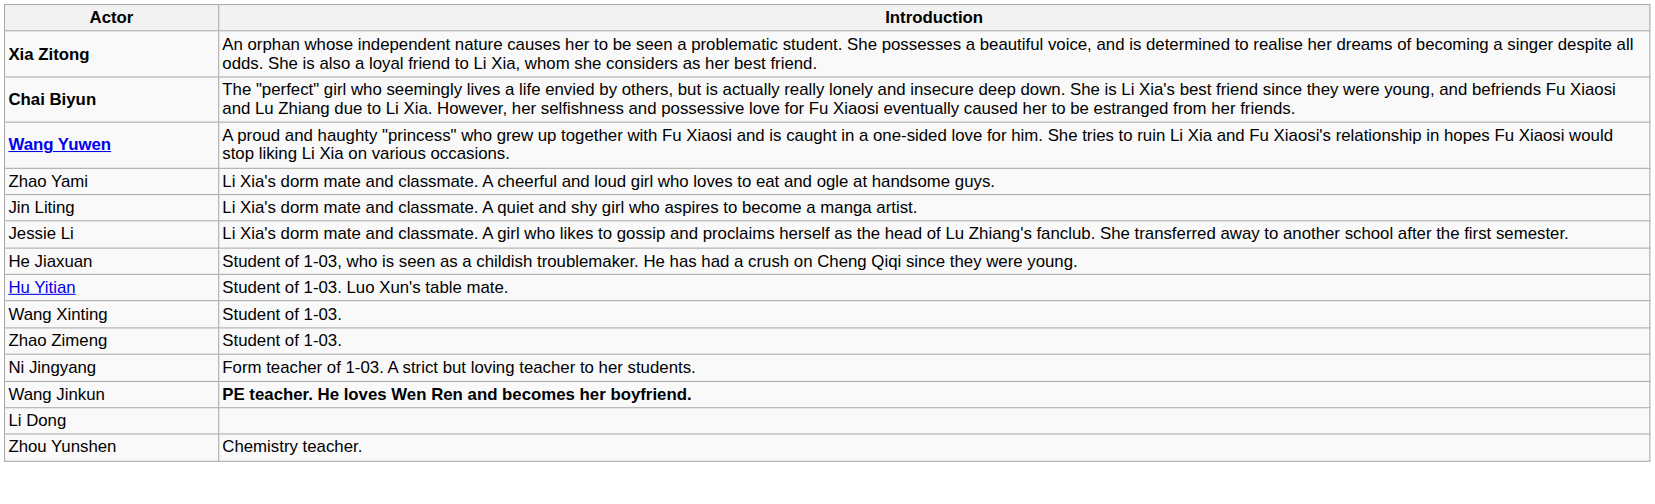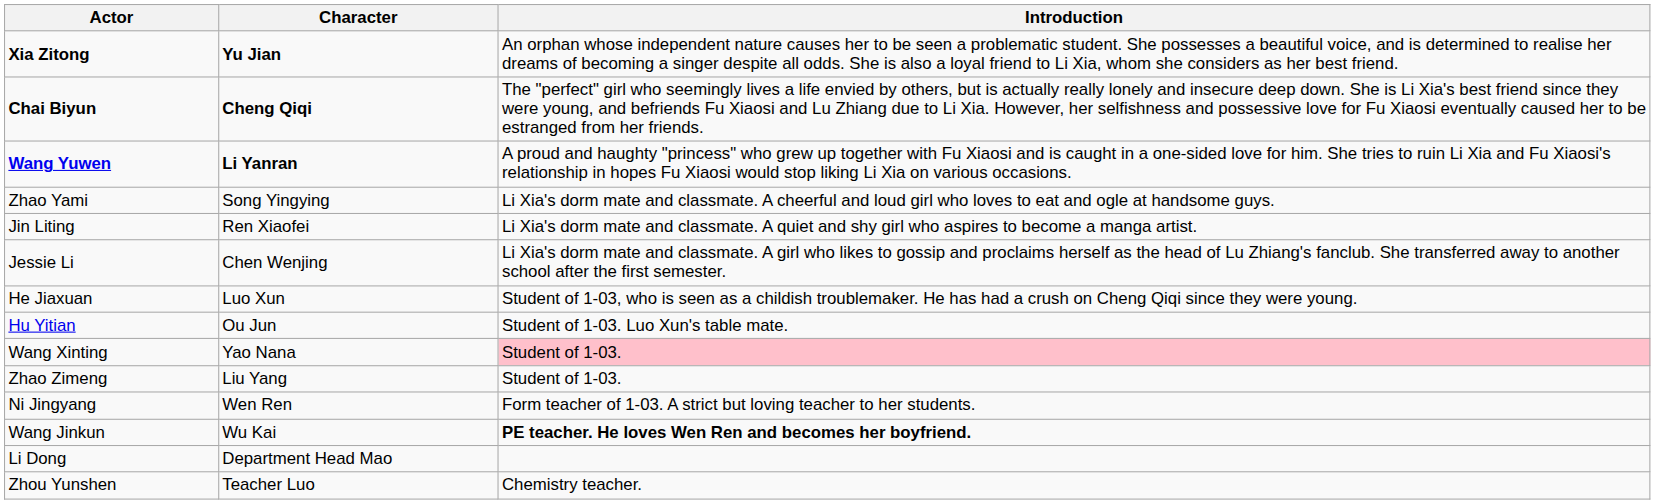+ column: (358, 17)
(282, 314) no background -> (562, 352) pink background
